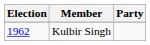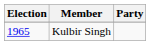(18, 31) 1962 -> (18, 31) 1965
